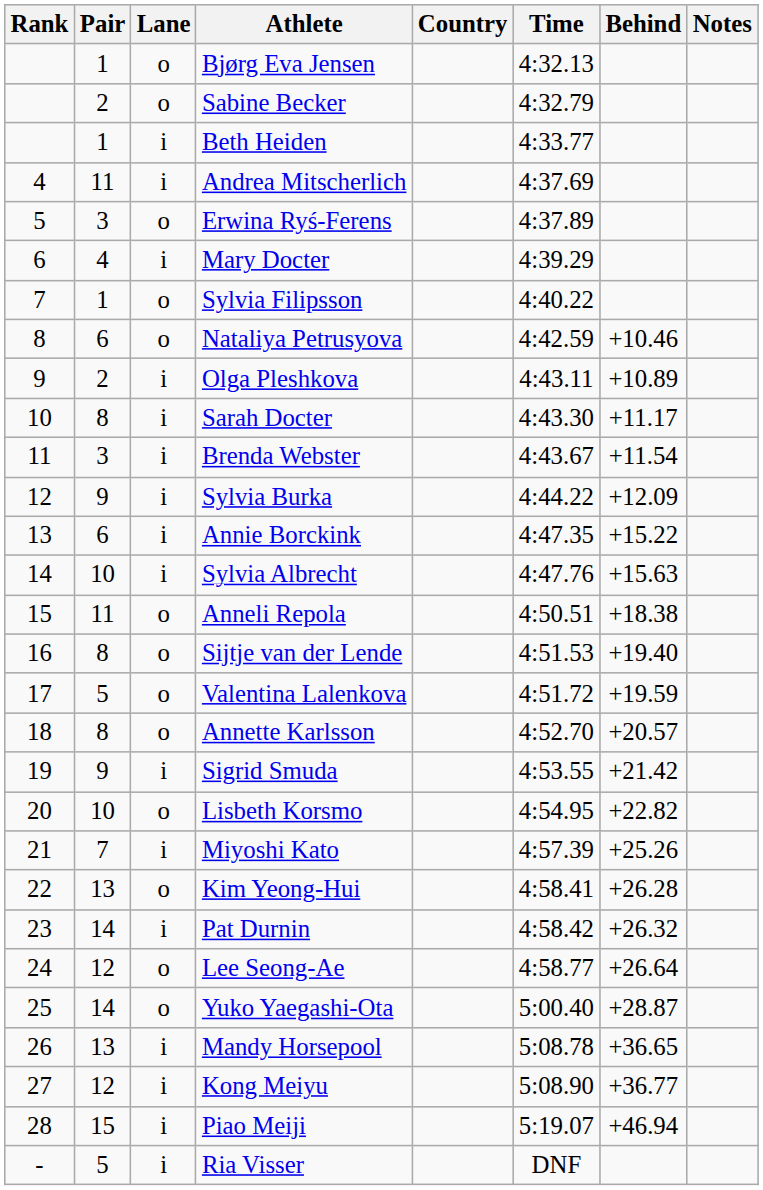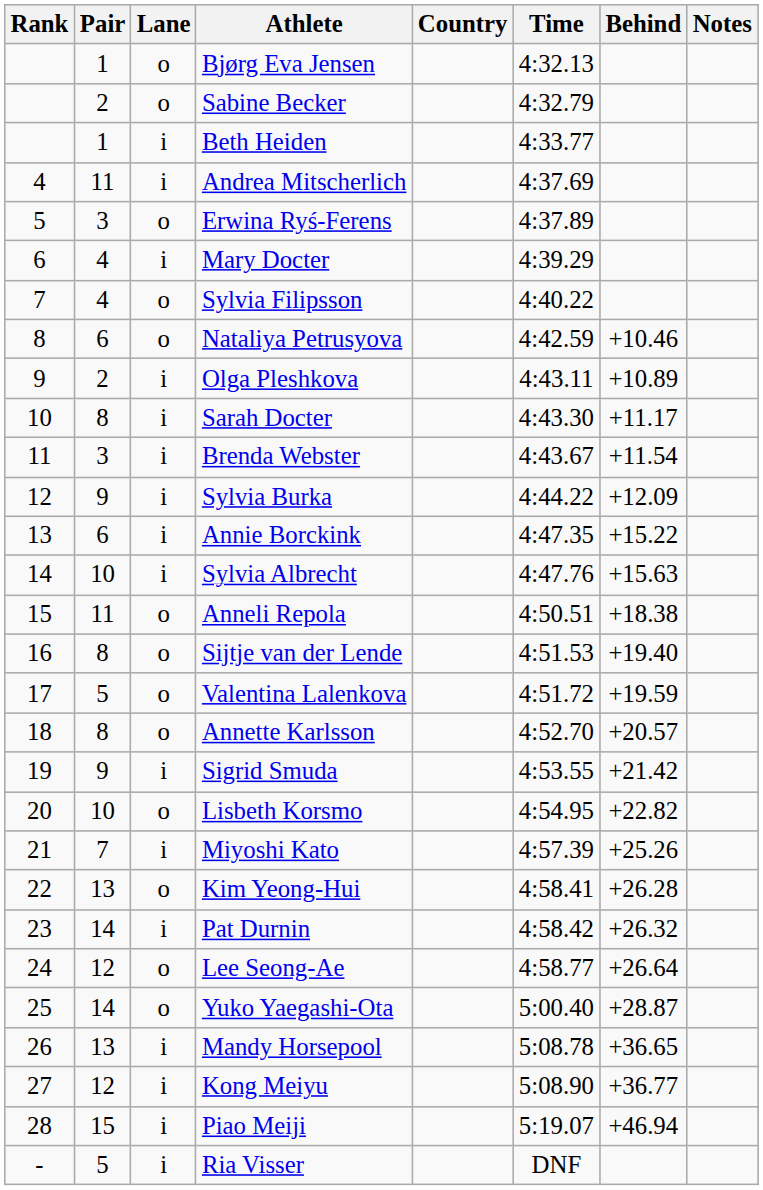(103, 299) 1 -> (103, 299) 4
